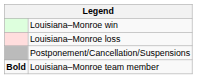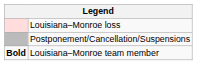- row: (74, 26)
